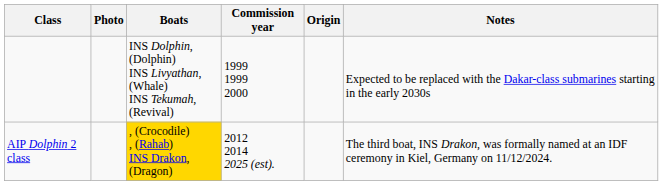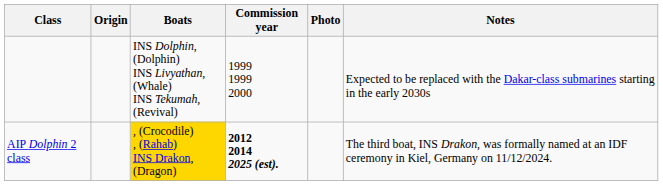columns swapped: (109, 20) <-> (324, 20)
(250, 151) normal -> (253, 151) bold
